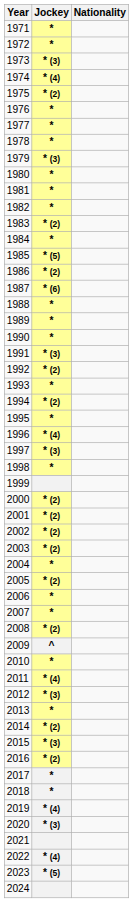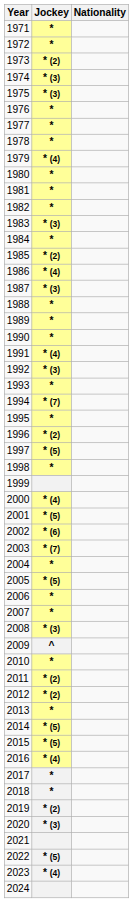(52, 61) * (3) -> (52, 61) * (2)
(52, 77) * (4) -> (52, 77) * (3)
(52, 93) * (2) -> (52, 93) * (3)
(52, 158) * (3) -> (52, 158) * (4)
(52, 223) * (2) -> (52, 223) * (3)
(52, 256) * (5) -> (52, 256) * (2)
(52, 272) * (2) -> (52, 272) * (4)
(52, 288) * (6) -> (52, 288) * (3)
(52, 353) * (3) -> (52, 353) * (4)
(52, 369) * (2) -> (52, 369) * (3)
(52, 402) * (2) -> (52, 402) * (7)
(52, 434) * (4) -> (52, 434) * (2)
(52, 451) * (3) -> (52, 451) * (5)
(52, 499) * (2) -> (52, 499) * (4)
(52, 516) * (2) -> (52, 516) * (5)
(52, 532) * (2) -> (52, 532) * (6)
(52, 548) * (2) -> (52, 548) * (7)
(52, 581) * (2) -> (52, 581) * (5)
(52, 629) * (2) -> (52, 629) * (3)
(52, 678) * (4) -> (52, 678) * (2)
(52, 694) * (3) -> (52, 694) * (2)
(52, 727) * (2) -> (52, 727) * (5)
(52, 743) * (3) -> (52, 743) * (5)
(52, 759) * (2) -> (52, 759) * (4)
(52, 808) * (4) -> (52, 808) * (2)
(52, 857) * (4) -> (52, 857) * (5)
(52, 873) * (5) -> (52, 873) * (4)
